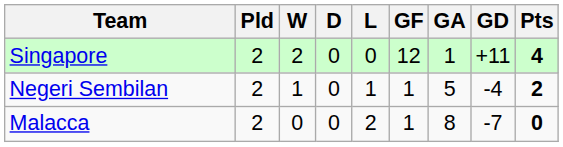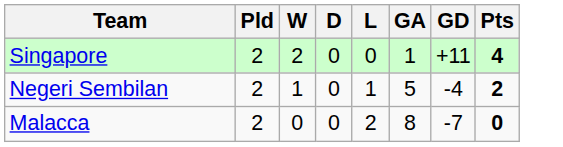- column: (409, 21)
